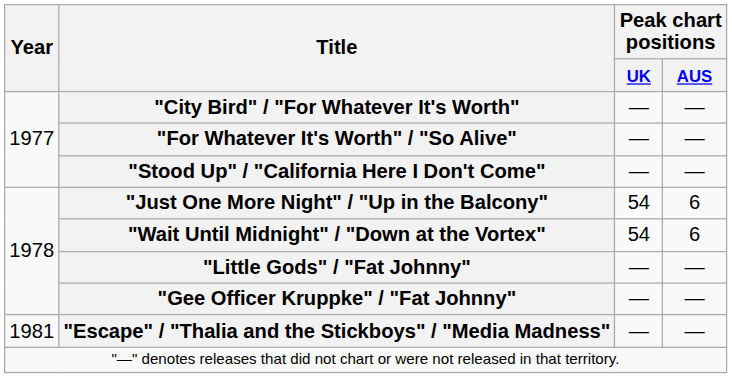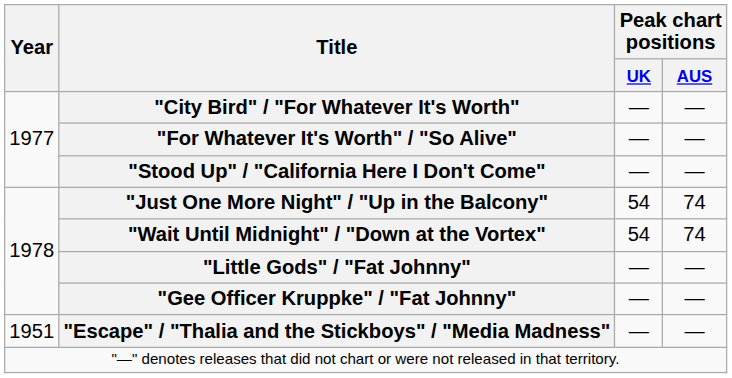(694, 203) 6 -> (694, 203) 74
(694, 235) 6 -> (694, 235) 74
(32, 330) 1981 -> (32, 330) 1951
